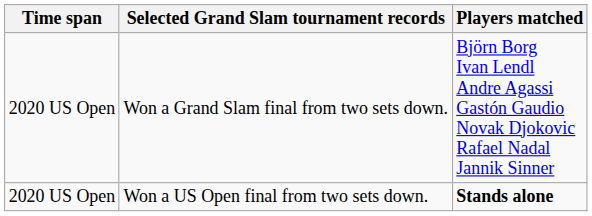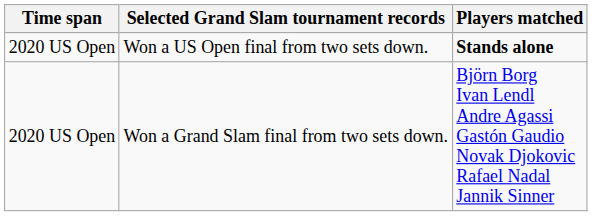rows swapped: (276, 196) <-> (286, 107)
